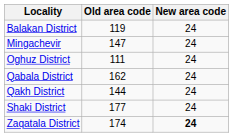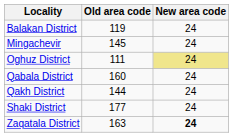(117, 44) 147 -> (117, 44) 145
(191, 60) no background -> (191, 60) khaki background
(117, 76) 162 -> (117, 76) 160
(117, 124) 174 -> (117, 124) 163
